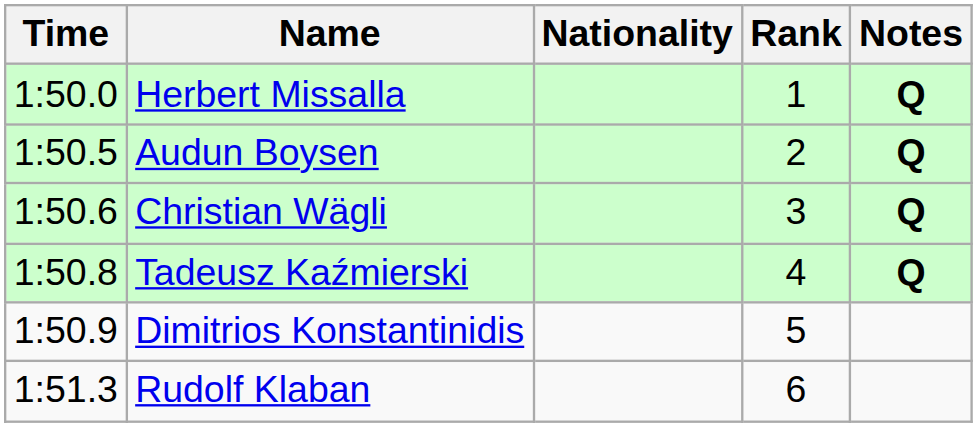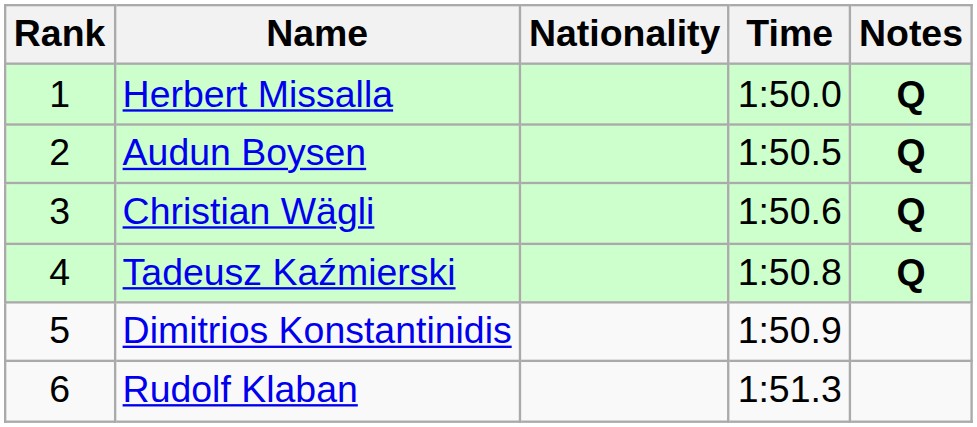columns swapped: (796, 34) <-> (66, 34)
